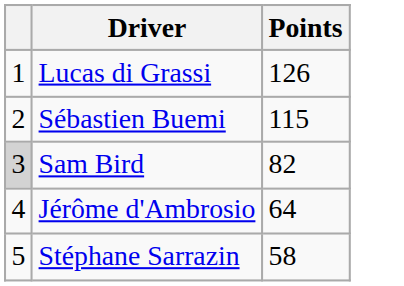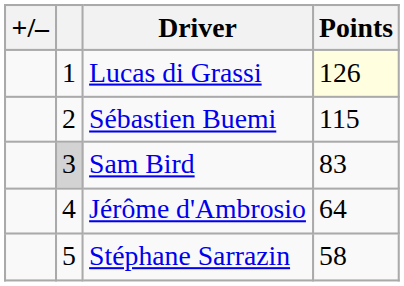+ column: (30, 26)
(289, 72) no background -> (340, 72) lightyellow background
(282, 164) 82 -> (333, 164) 83
